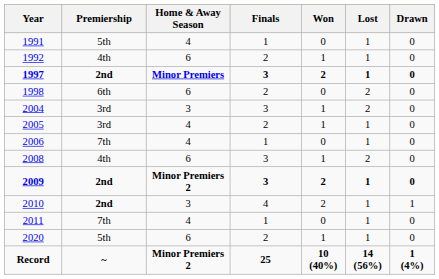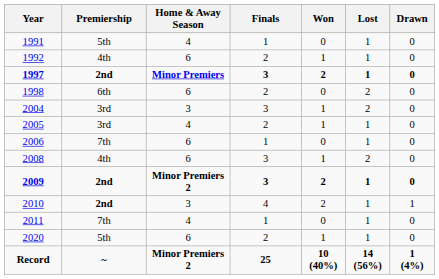(188, 141) 4 -> (188, 141) 6
